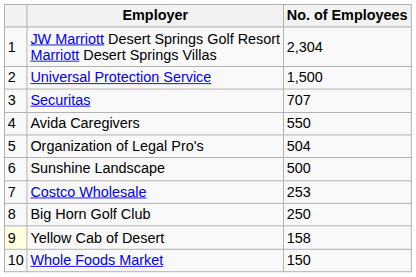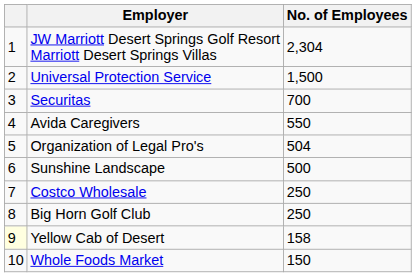(299, 100) 707 -> (299, 100) 700
(299, 191) 253 -> (299, 191) 250
